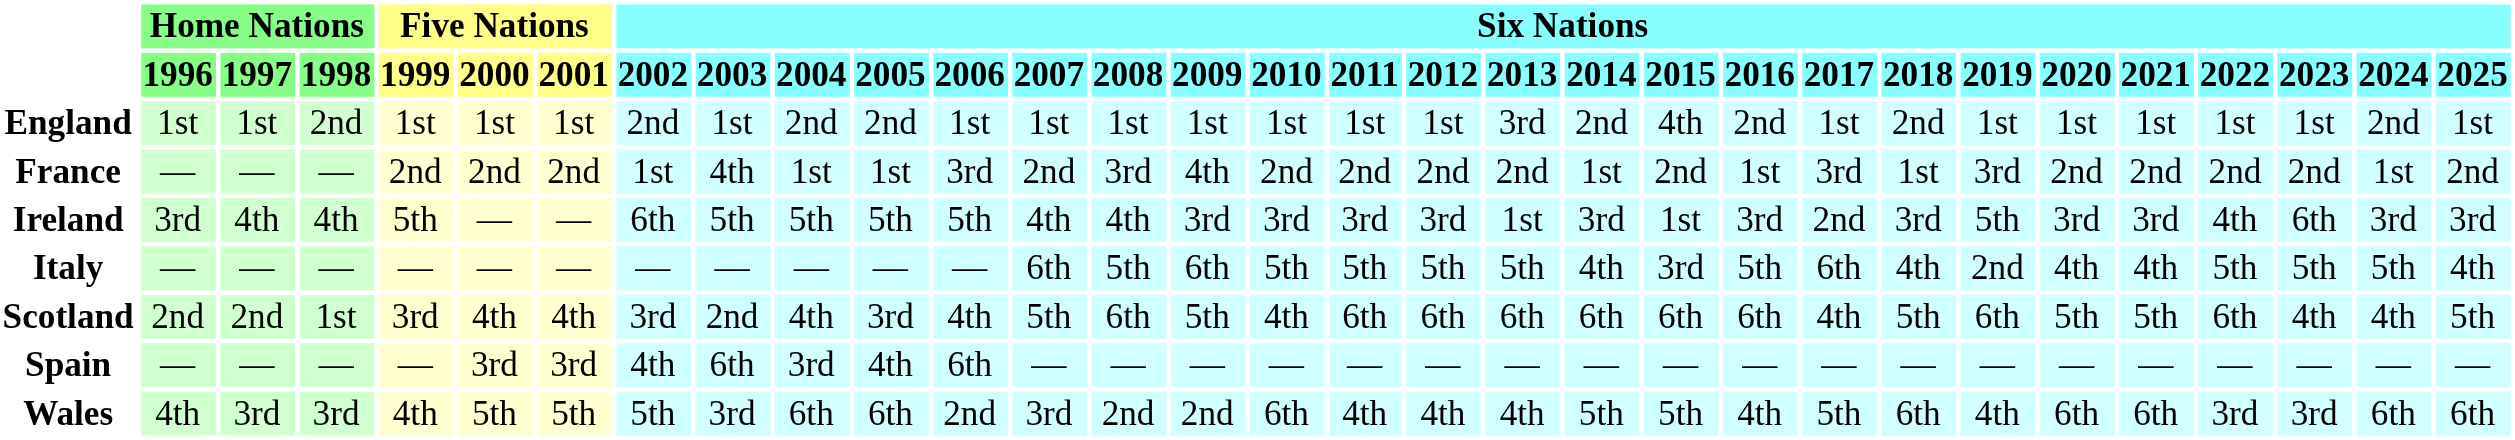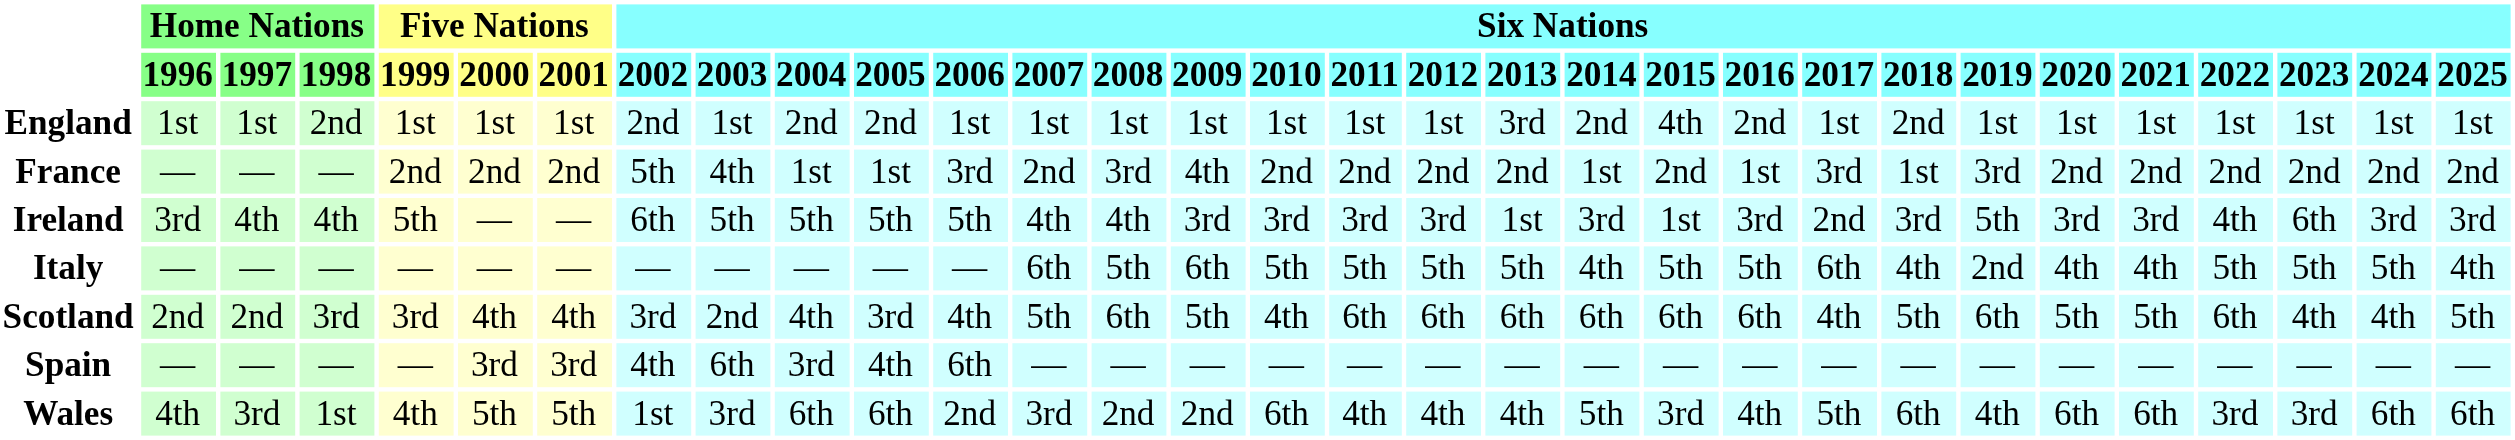(2393, 122) 2nd -> (2393, 122) 1st
(653, 170) 1st -> (653, 170) 5th
(2393, 170) 1st -> (2393, 170) 2nd
(1681, 267) 3rd -> (1681, 267) 5th
(336, 316) 1st -> (336, 316) 3rd
(336, 413) 3rd -> (336, 413) 1st
(653, 413) 5th -> (653, 413) 1st
(1681, 413) 5th -> (1681, 413) 3rd
